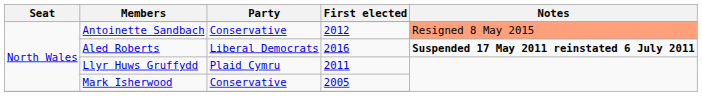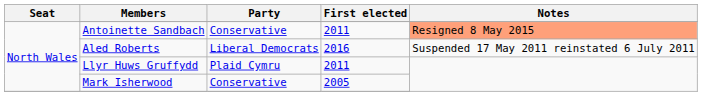(337, 30) 2012 -> (337, 30) 2011
(554, 48) bold -> (554, 48) normal
